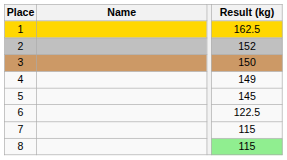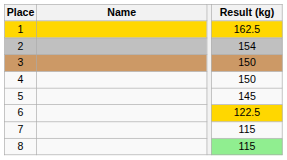(247, 46) 152 -> (247, 46) 154
(247, 79) 149 -> (247, 79) 150
(247, 113) no background -> (247, 113) gold background
